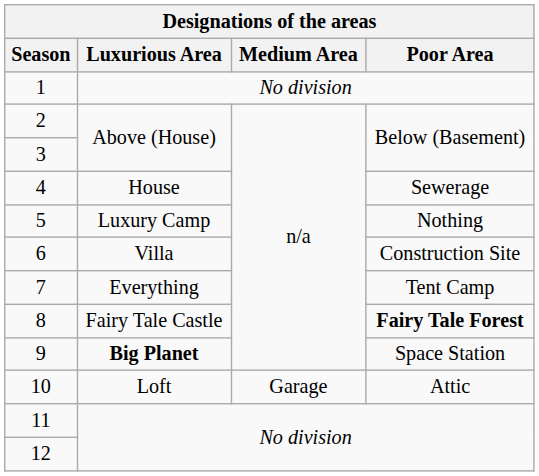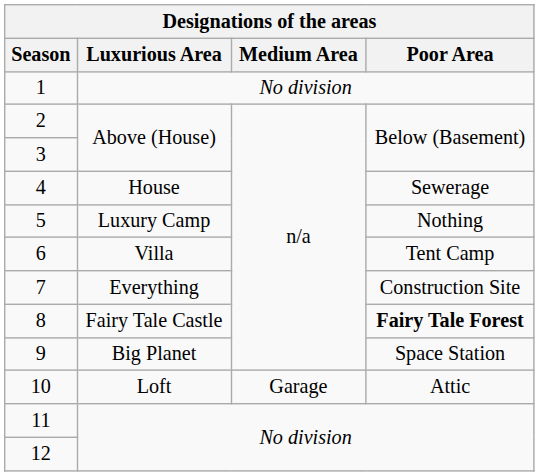(450, 254) Construction Site -> (450, 254) Tent Camp
(450, 287) Tent Camp -> (450, 287) Construction Site
(154, 354) bold -> (154, 354) normal
